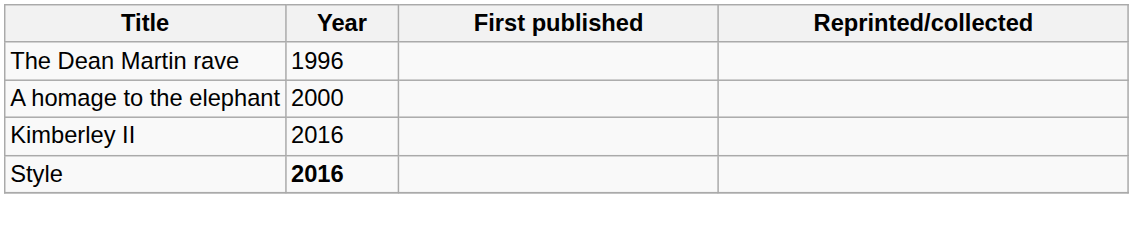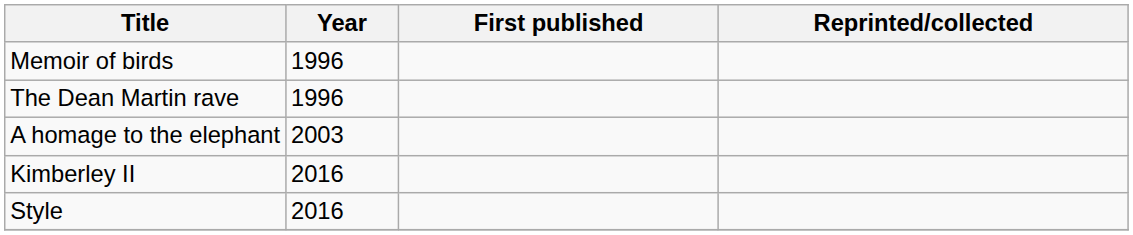+ row: (92, 60)
(317, 98) 2000 -> (317, 135) 2003
(317, 173) bold -> (317, 211) normal
